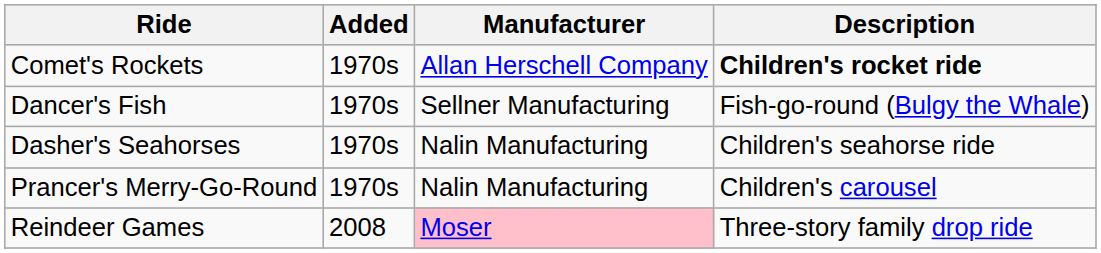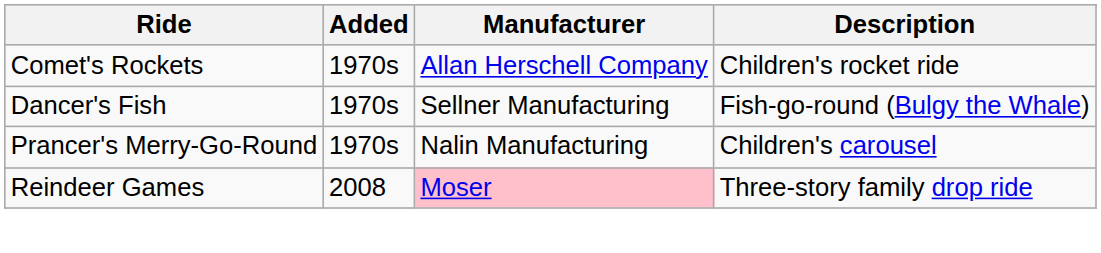(851, 65) bold -> (840, 65) normal
- row: (126, 146)
